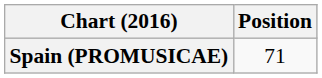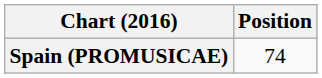(275, 55) 71 -> (275, 55) 74
